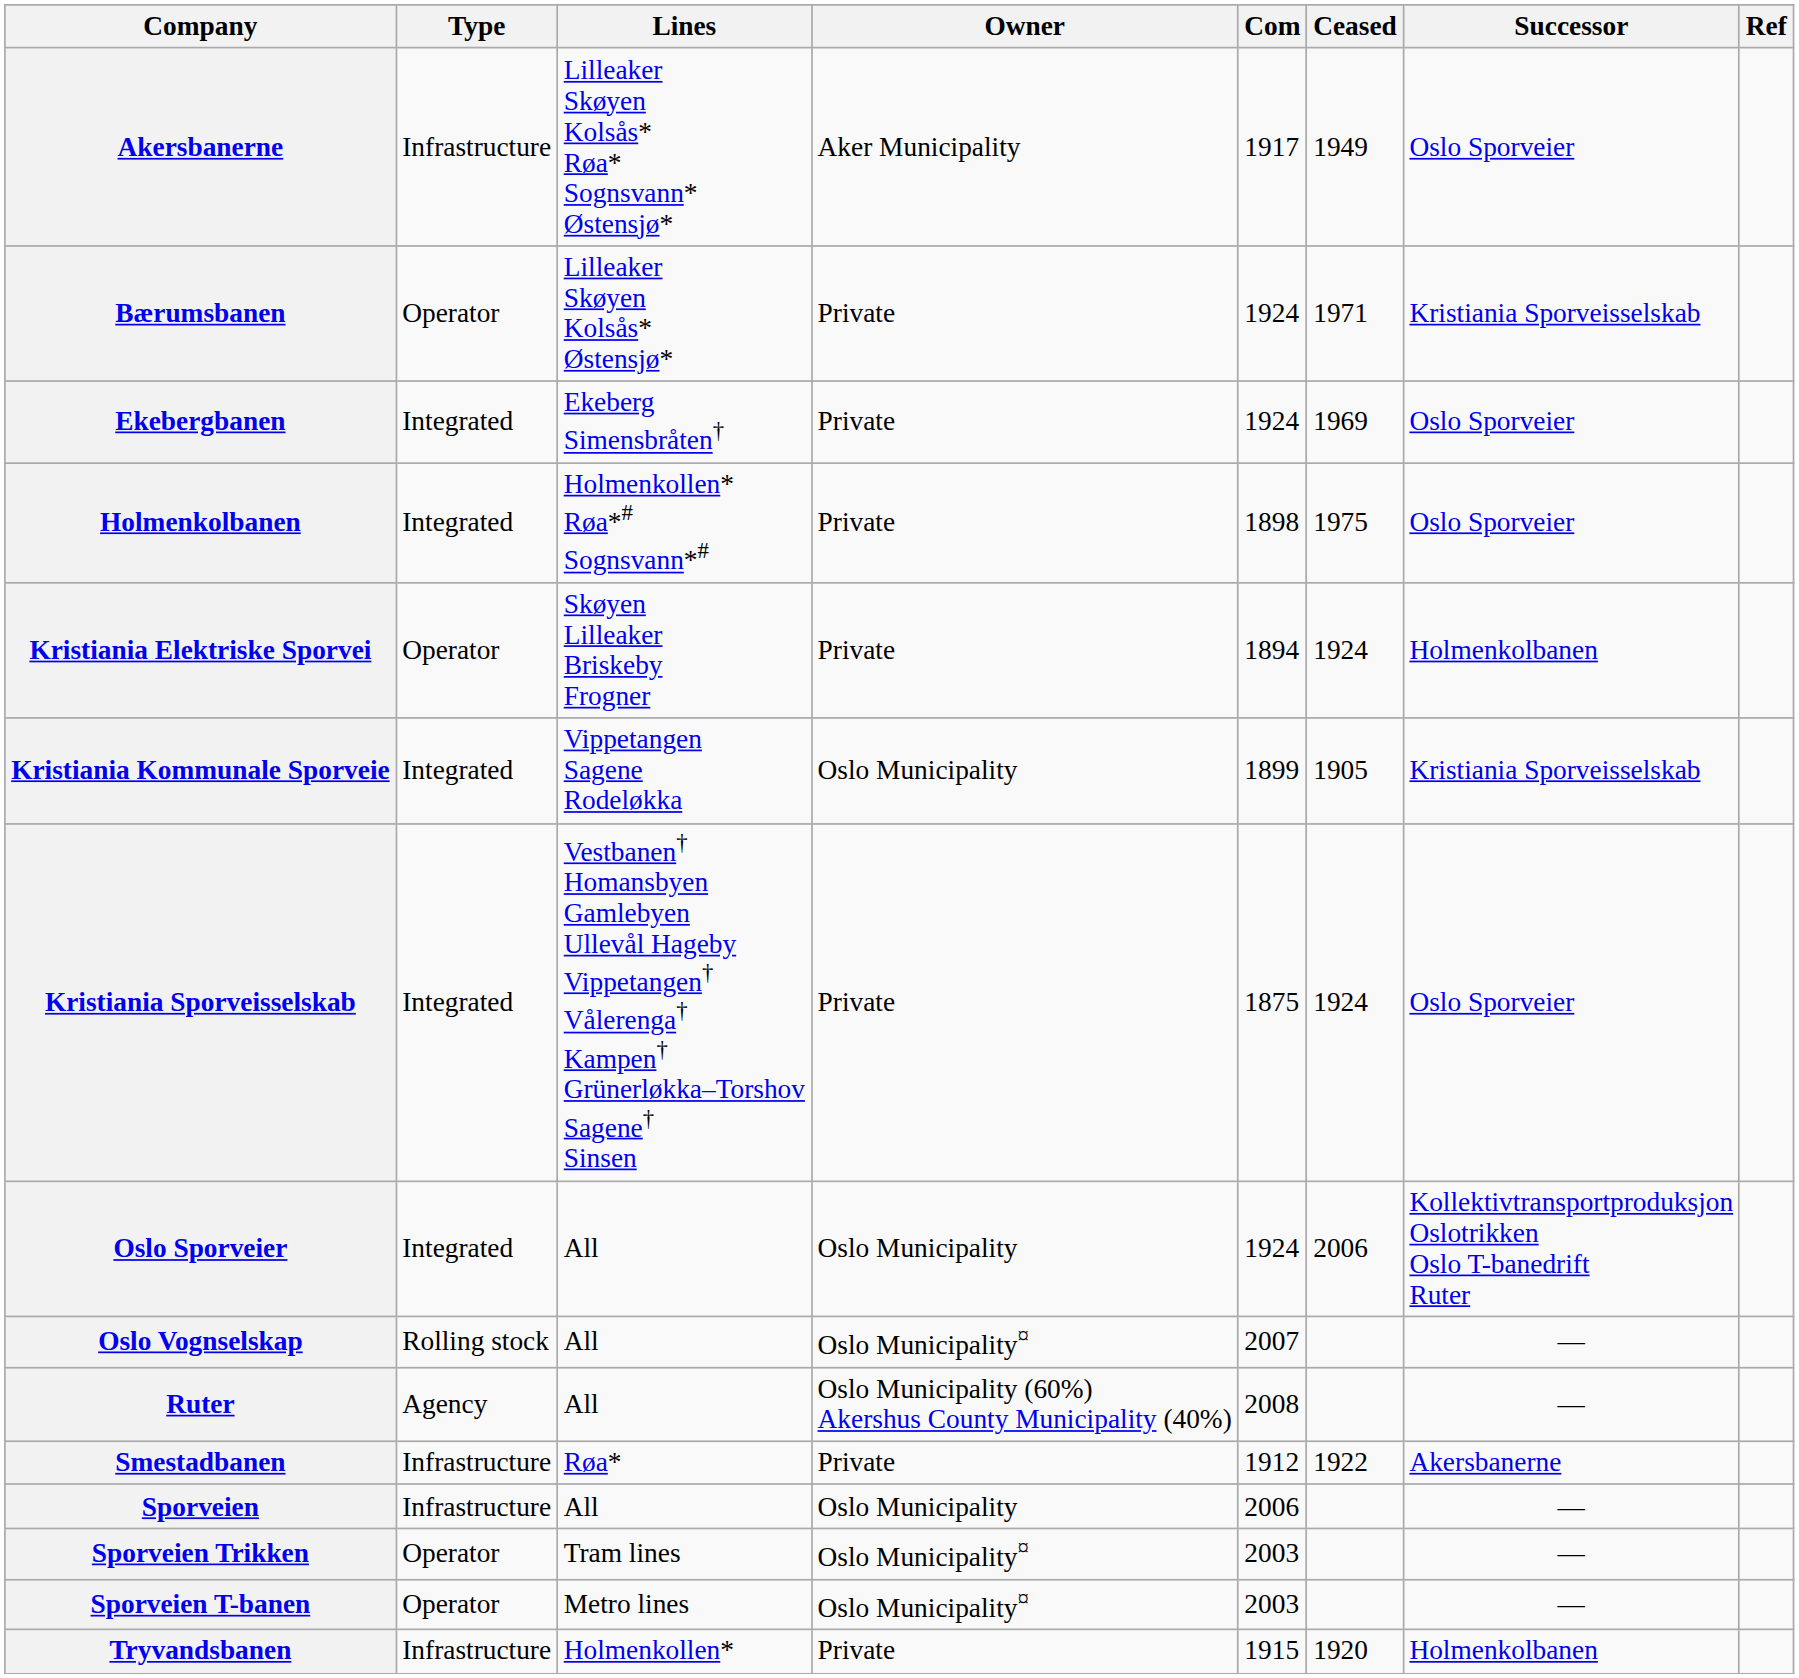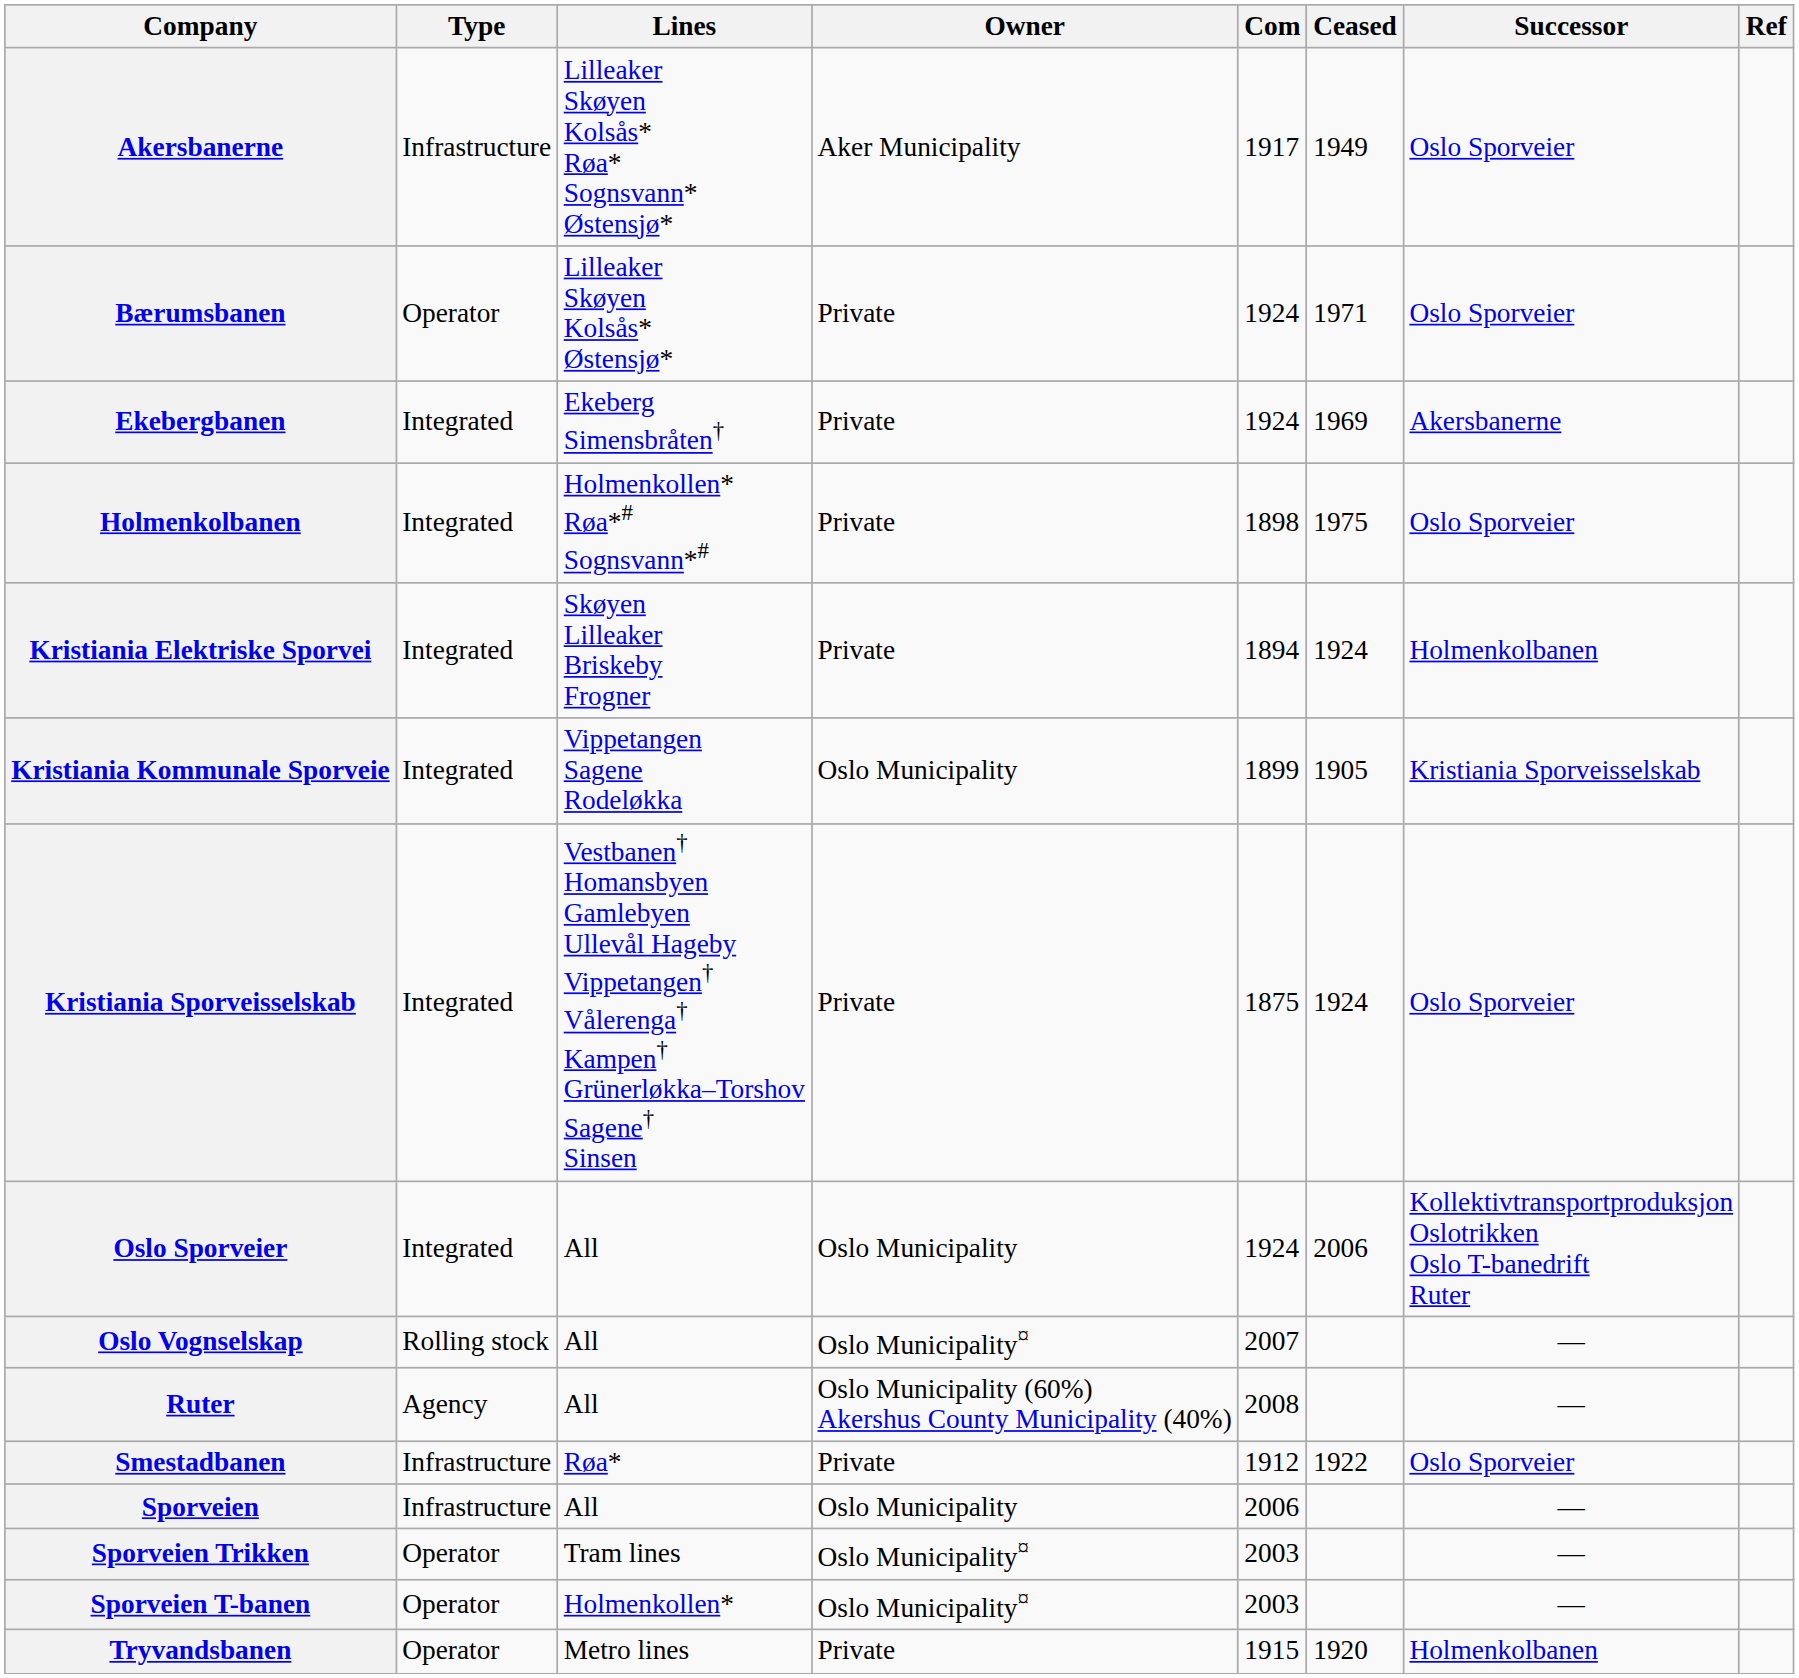(1555, 313) Kristiania Sporveisselskab -> (1492, 313) Oslo Sporveier
(1492, 421) Oslo Sporveier -> (1485, 421) Akersbanerne
(451, 650) Operator -> (458, 650) Integrated
(1485, 1462) Akersbanerne -> (1492, 1462) Oslo Sporveier
(626, 1603) Metro lines -> (649, 1603) Holmenkollen*
(477, 1651) Infrastructure -> (451, 1651) Operator
(649, 1651) Holmenkollen* -> (626, 1651) Metro lines
